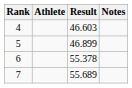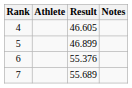(83, 28) 46.603 -> (83, 28) 46.605
(83, 59) 55.378 -> (83, 59) 55.376
